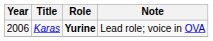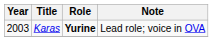(18, 28) 2006 -> (18, 28) 2003
